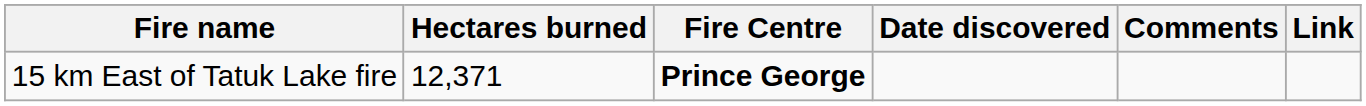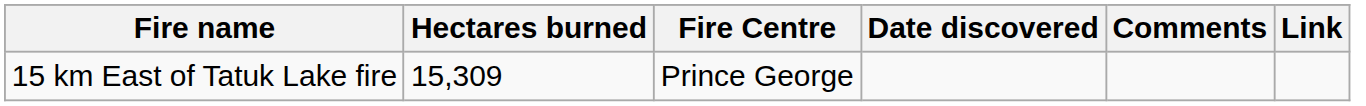(457, 75) 12,371 -> (457, 75) 15,309
(763, 75) bold -> (757, 75) normal
